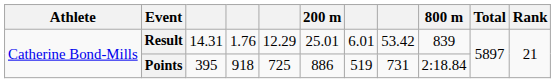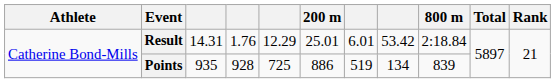(444, 41) 839 -> (444, 41) 2:18.84
(206, 66) 395 -> (206, 66) 935
(243, 66) 918 -> (243, 66) 928
(398, 66) 731 -> (398, 66) 134
(444, 66) 2:18.84 -> (444, 66) 839
